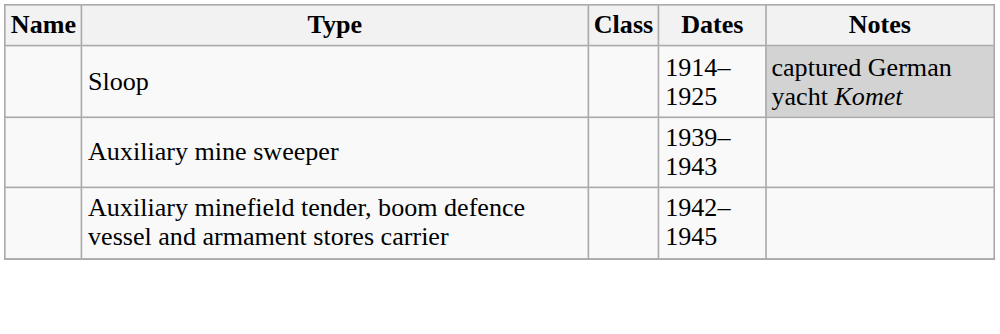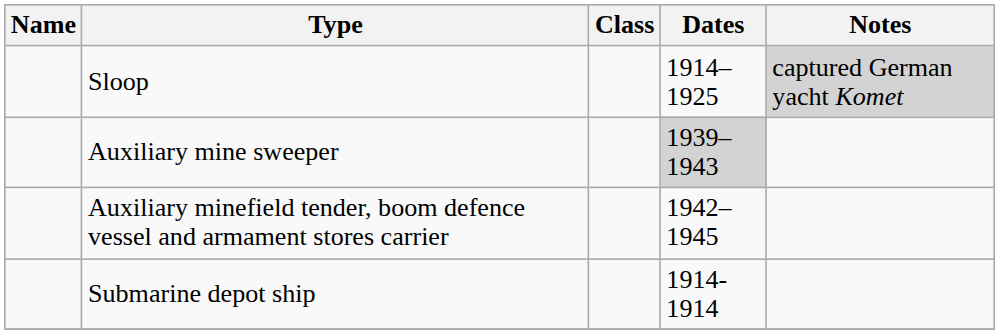(698, 151) no background -> (699, 151) lightgrey background
+ row: (202, 293)
